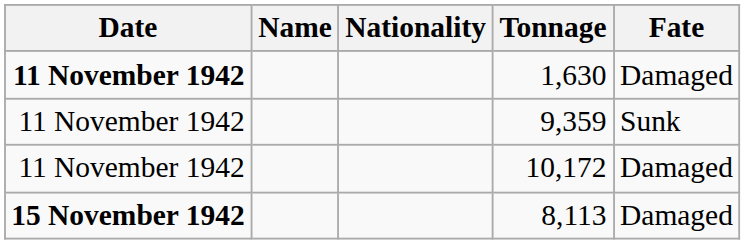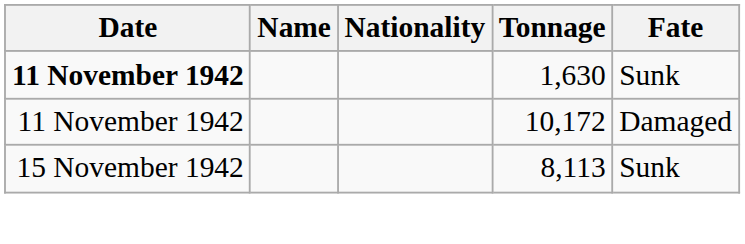(676, 74) Damaged -> (650, 74) Sunk
- row: (573, 121)
(128, 214) bold -> (130, 167) normal
(676, 214) Damaged -> (650, 167) Sunk
